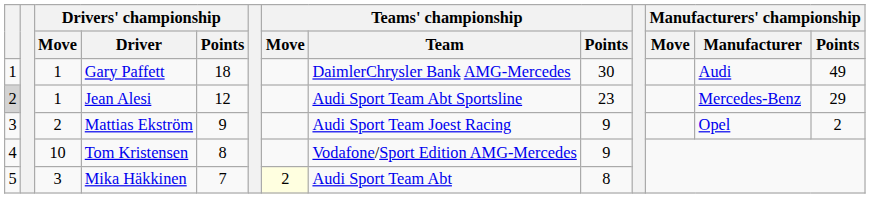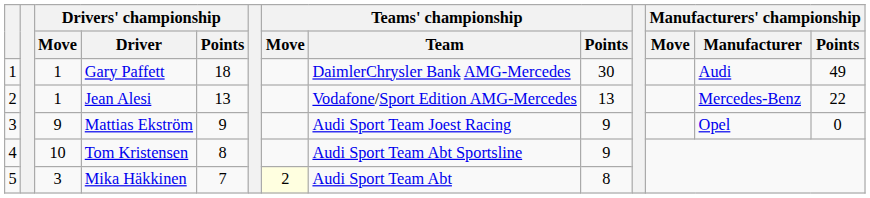(13, 98) lightgrey background -> (13, 98) no background
(223, 98) 12 -> (223, 98) 13
(417, 98) Audi Sport Team Abt Sportsline -> (445, 98) Vodafone/Sport Edition AMG-Mercedes
(606, 98) 23 -> (606, 98) 13
(838, 98) 29 -> (838, 98) 22
(58, 125) 2 -> (58, 125) 9
(838, 125) 2 -> (838, 125) 0
(445, 152) Vodafone/Sport Edition AMG-Mercedes -> (417, 152) Audi Sport Team Abt Sportsline
